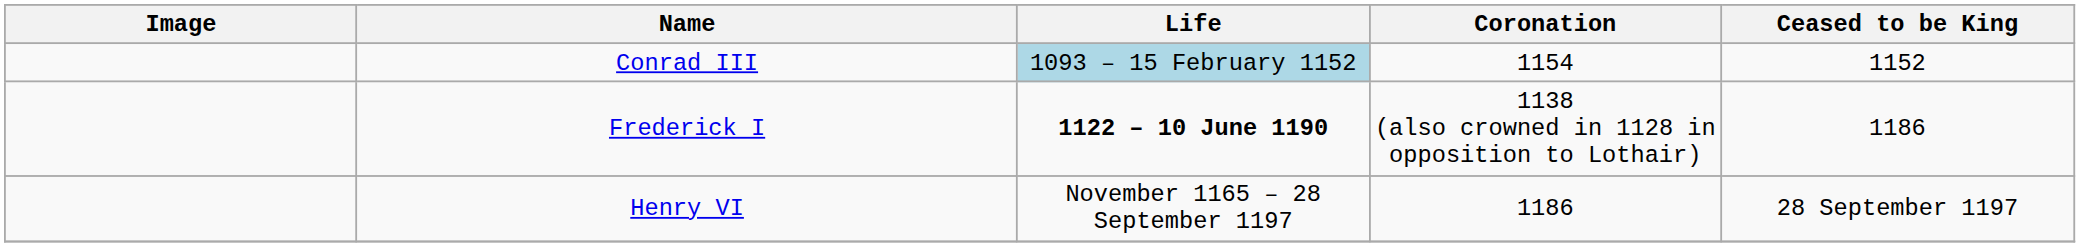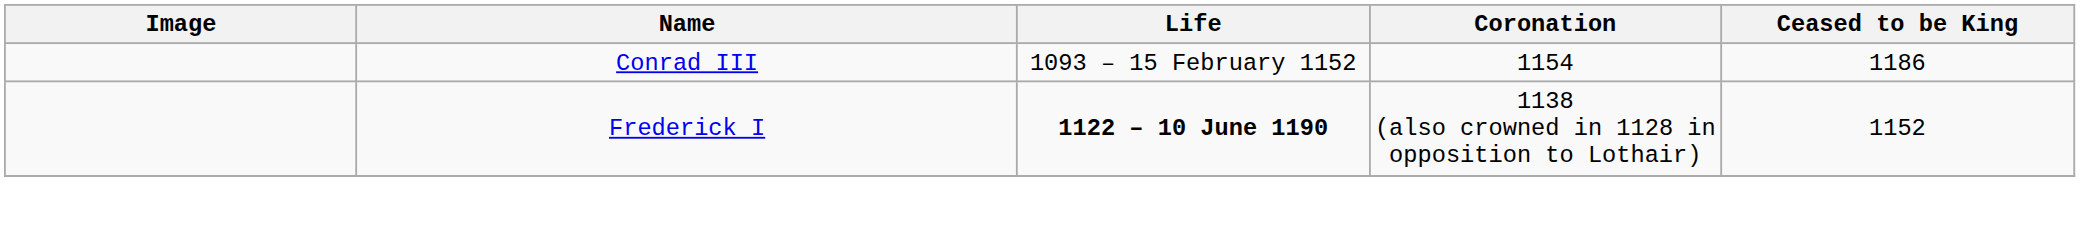(1193, 63) lightblue background -> (1193, 63) no background
(1897, 63) 1152 -> (1897, 63) 1186
(1897, 129) 1186 -> (1897, 129) 1152
- row: (687, 208)
